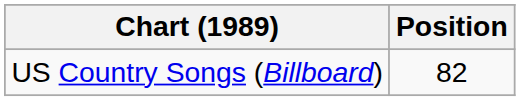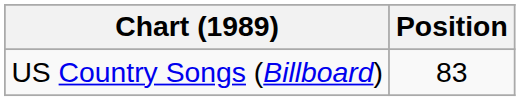(452, 71) 82 -> (452, 71) 83
